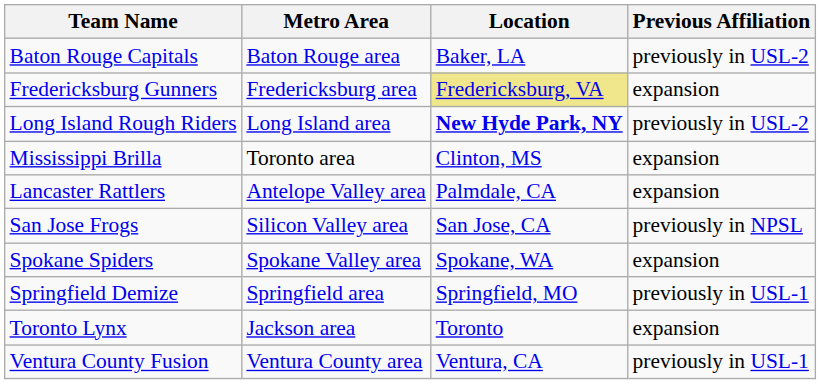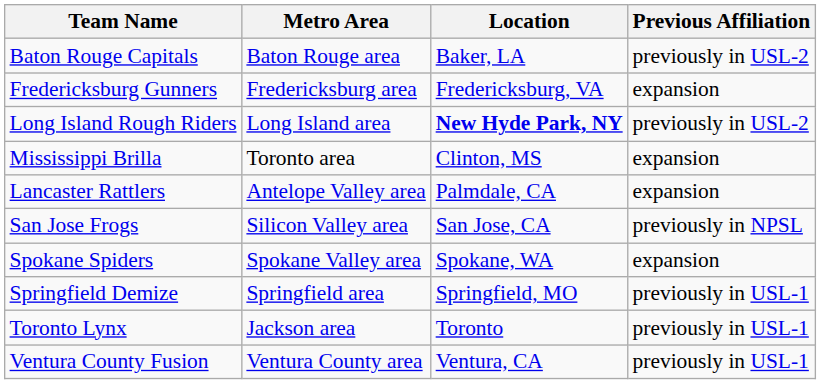(520, 89) khaki background -> (520, 89) no background
(676, 327) expansion -> (721, 327) previously in USL-1
